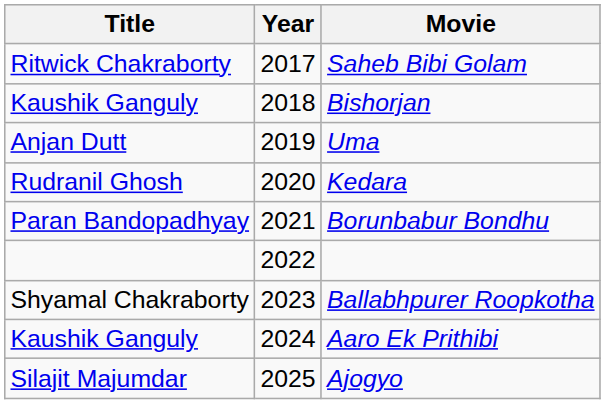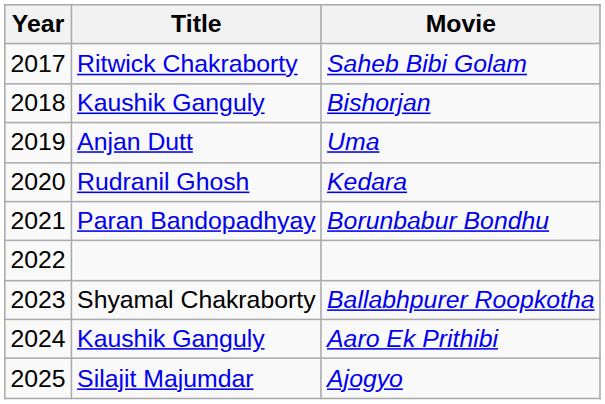columns swapped: (288, 24) <-> (130, 24)
